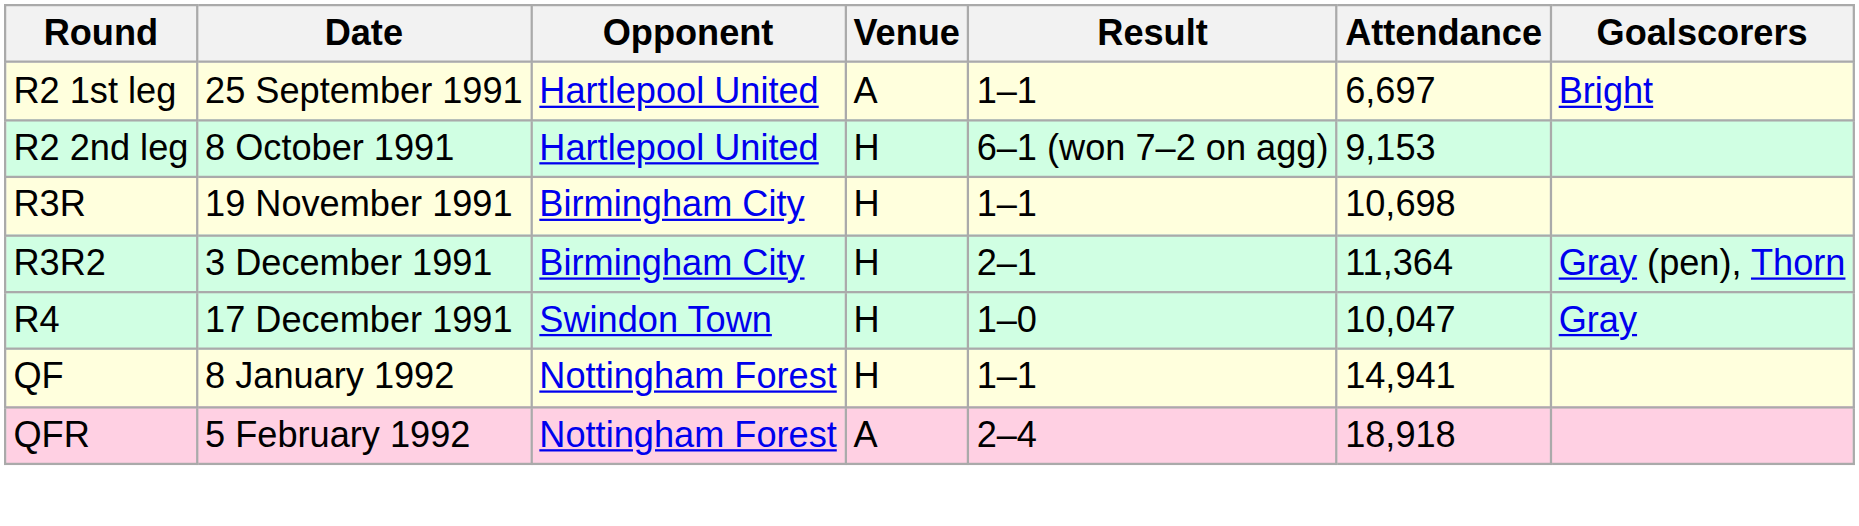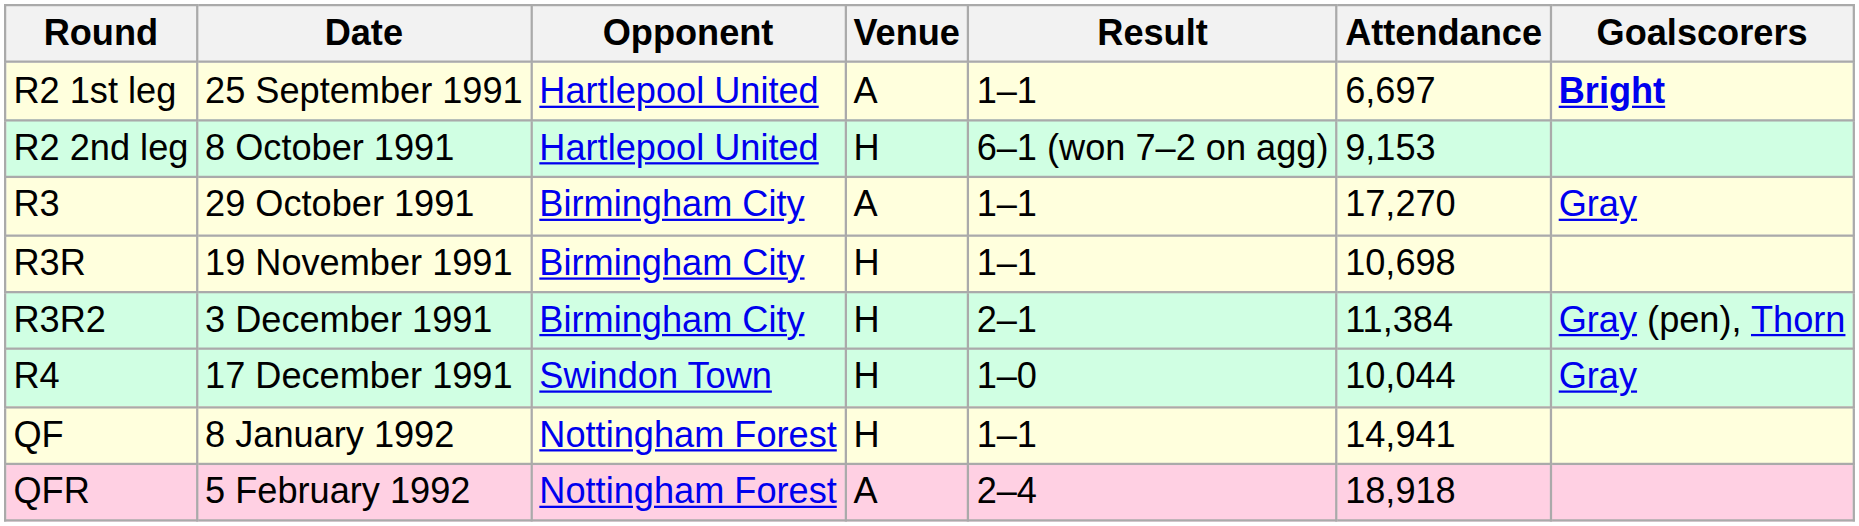(1606, 90) normal -> (1612, 90) bold
+ row: (37, 205)
(1399, 262) 11,364 -> (1399, 319) 11,384
(1400, 319) 10,047 -> (1400, 377) 10,044
